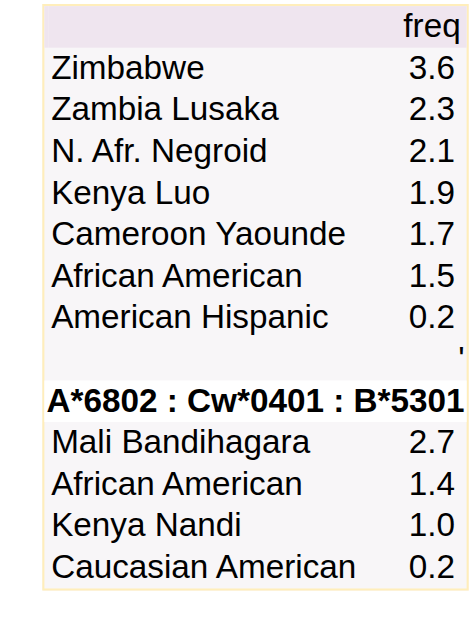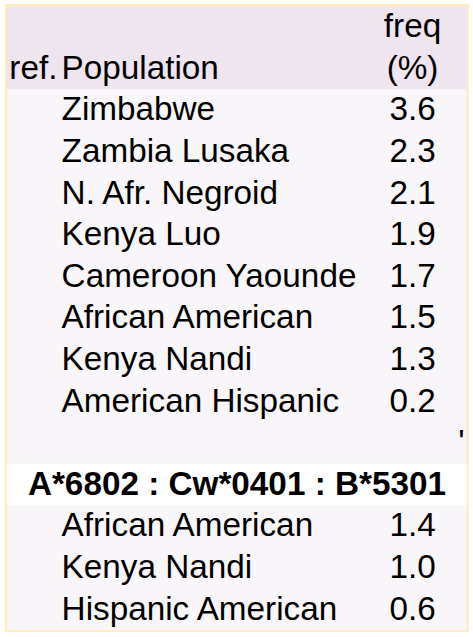+ row: (140, 67)
+ row: (157, 359)
- row: (181, 442)
+ row: (199, 608)
- row: (204, 567)
